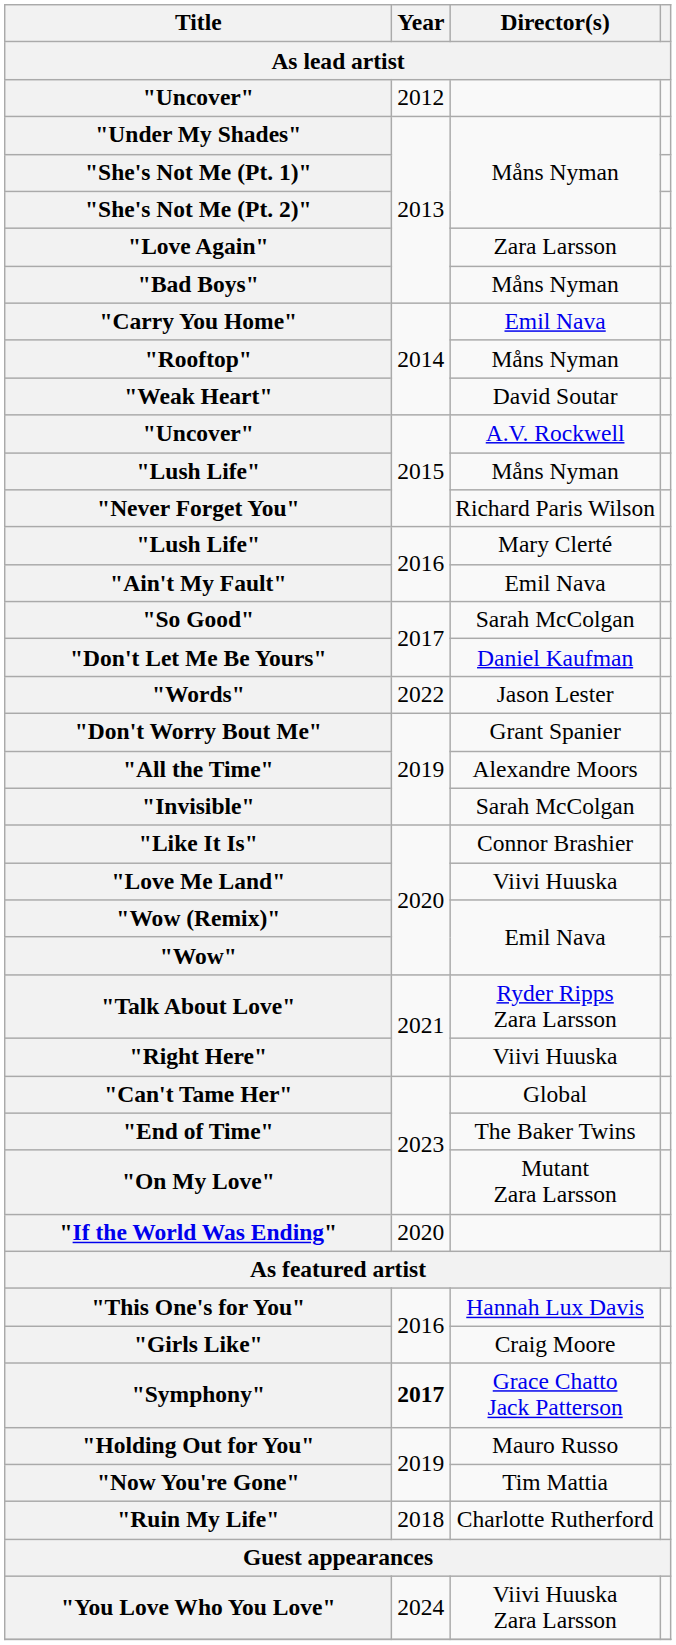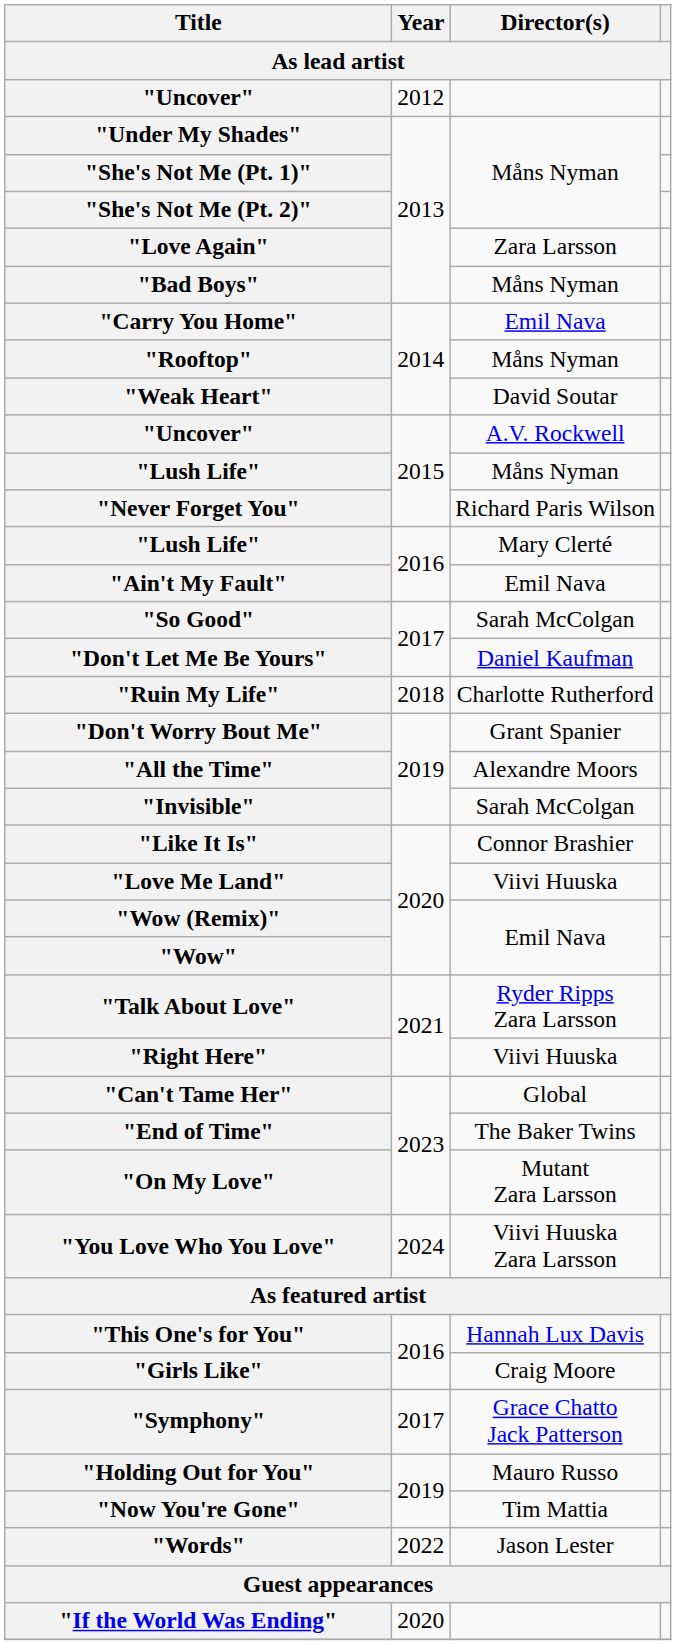rows swapped: (198, 1519) <-> (198, 694)
rows swapped: (198, 1607) <-> (198, 1232)
(421, 1394) bold -> (421, 1421) normal
